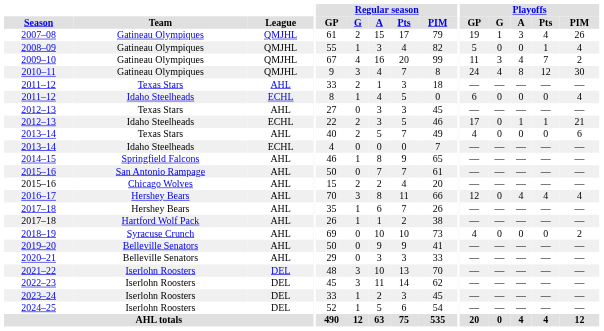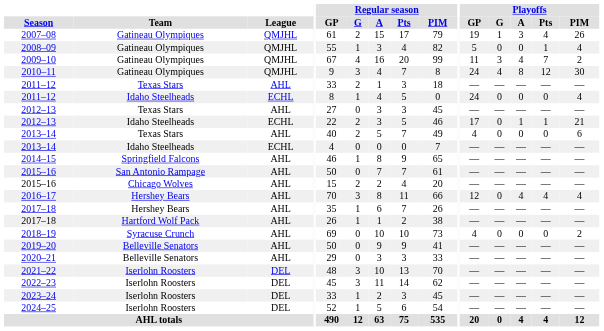(474, 97) 6 -> (474, 97) 24
